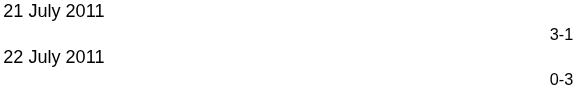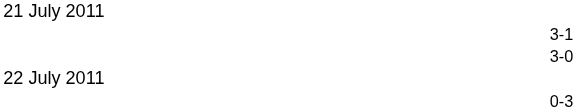+ row: (211, 56)
